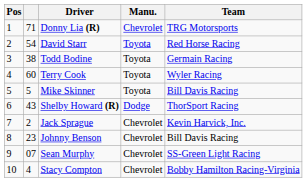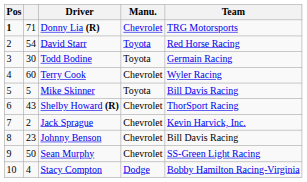(9, 28) normal -> (9, 28) bold
(31, 59) 38 -> (31, 59) 30
(137, 75) Toyota -> (143, 75) Chevrolet
(137, 106) Dodge -> (143, 106) Chevrolet
(31, 153) 07 -> (31, 153) 50
(143, 169) Chevrolet -> (137, 169) Dodge
